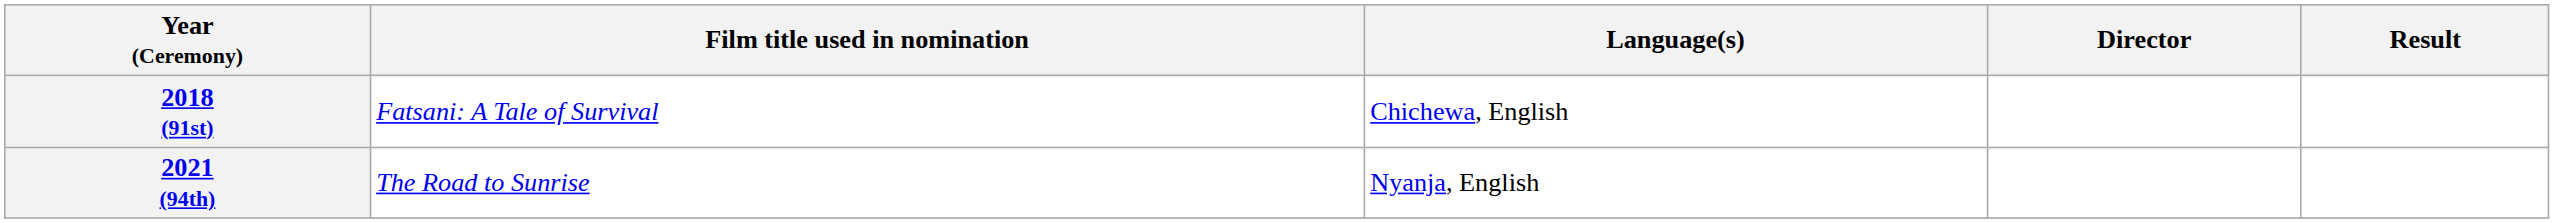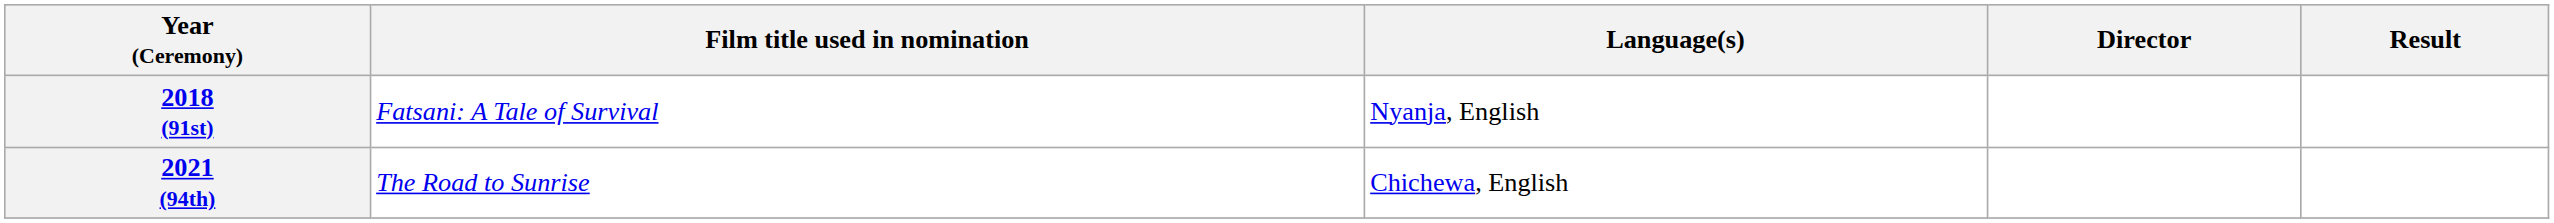(1469, 111) Chichewa, English -> (1455, 111) Nyanja, English
(1455, 182) Nyanja, English -> (1469, 182) Chichewa, English
